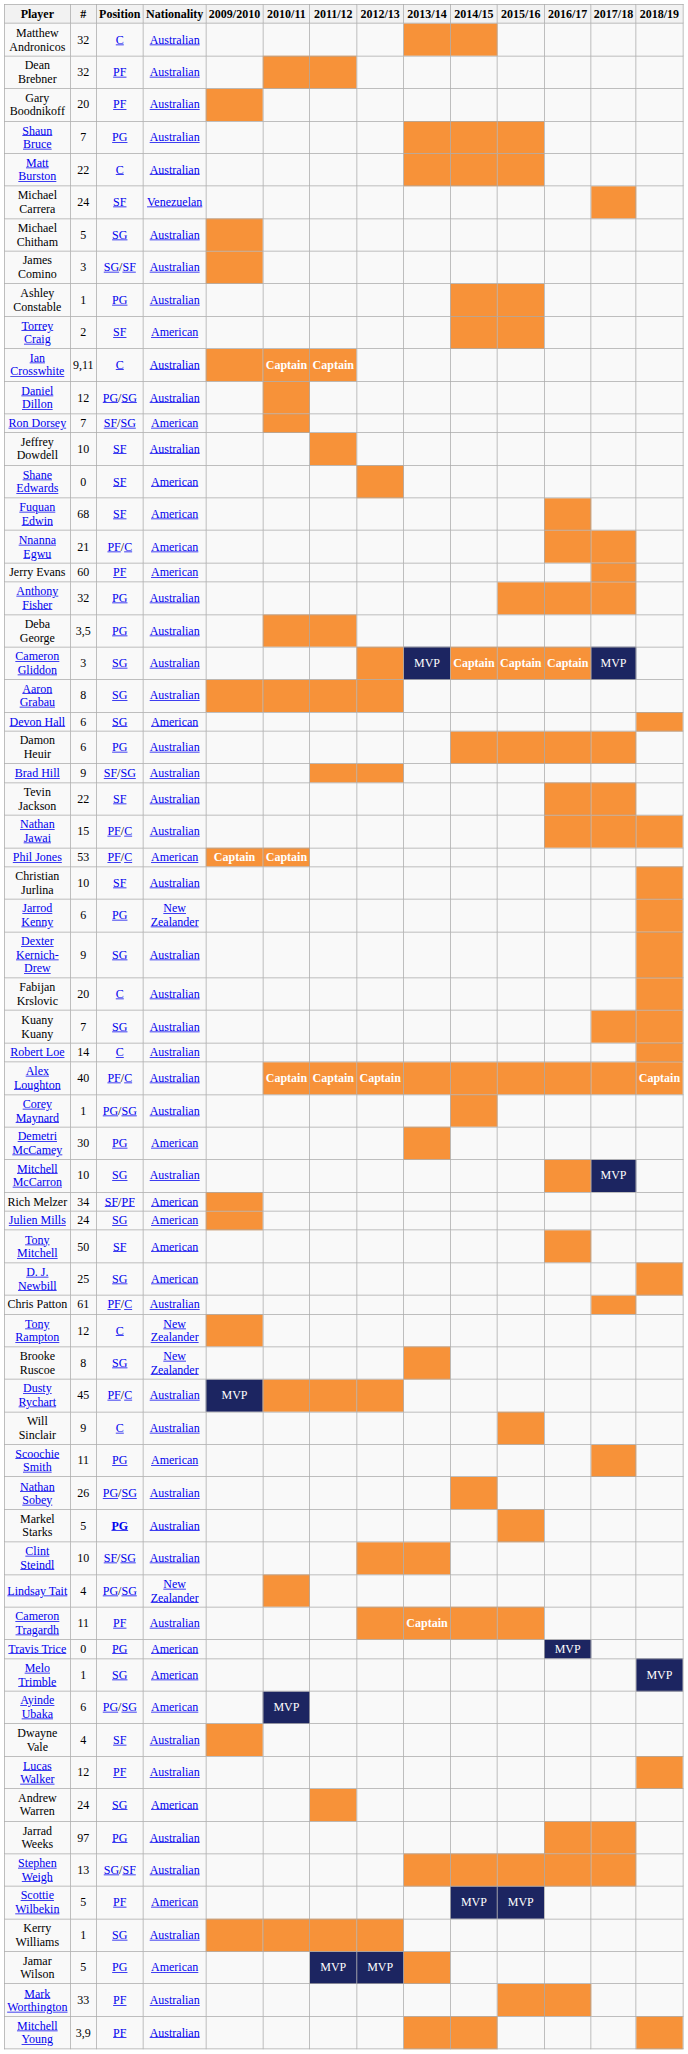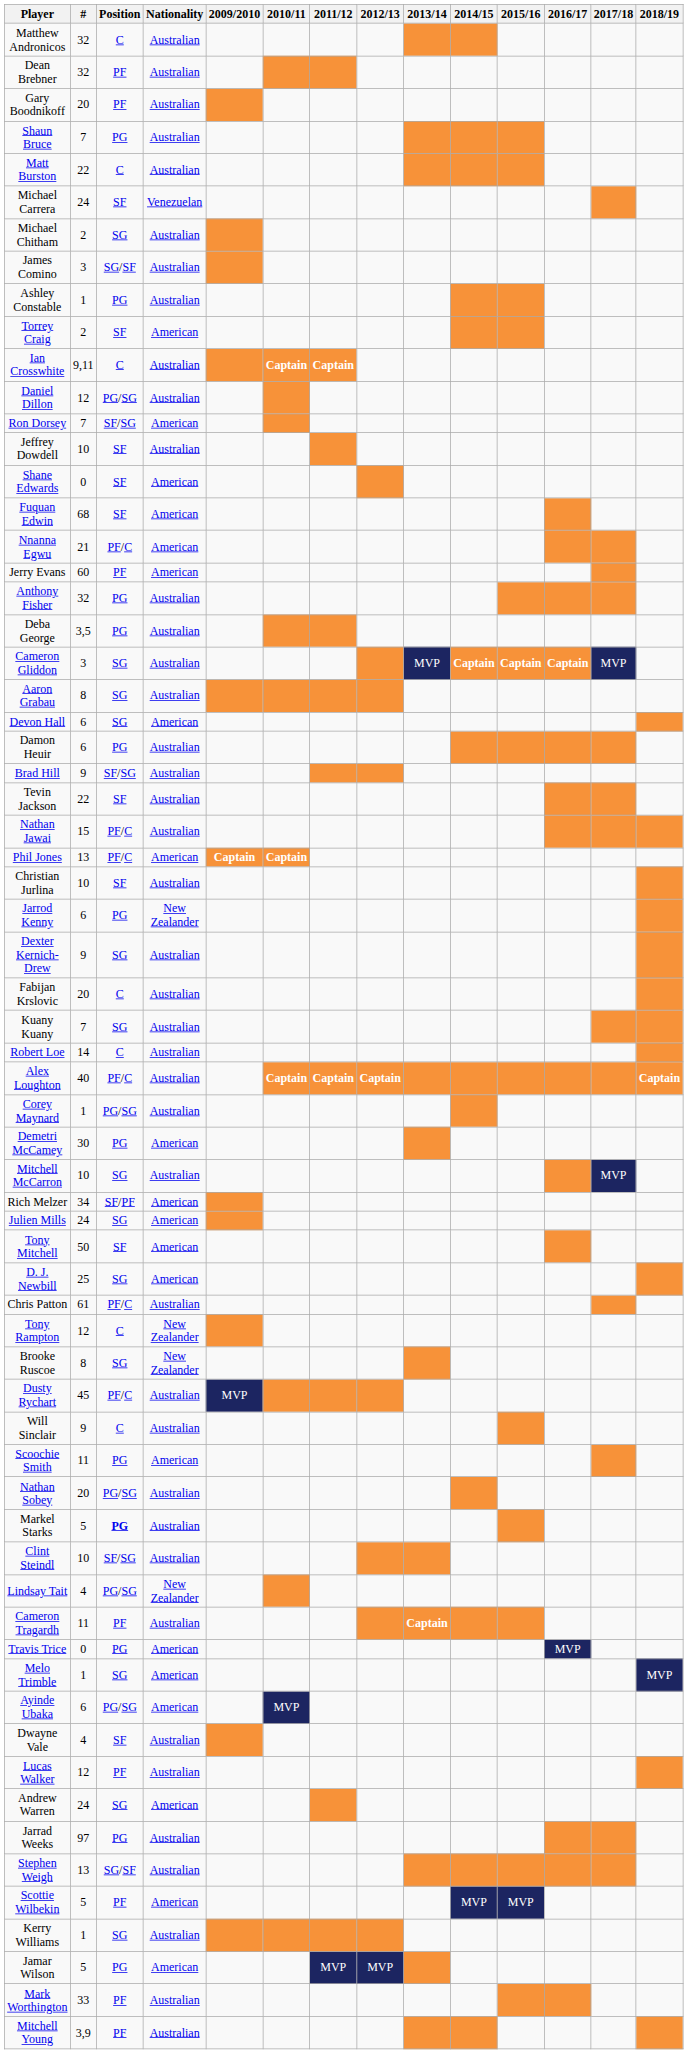(83, 234) 5 -> (83, 234) 2
(83, 857) 53 -> (83, 857) 13
(83, 1493) 26 -> (83, 1493) 20
